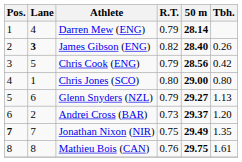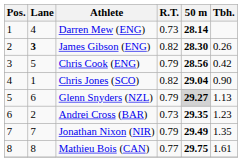(169, 30) 0.79 -> (169, 30) 0.73
(196, 47) 28.40 -> (196, 47) 28.30
(169, 81) 0.80 -> (169, 81) 0.82
(196, 81) 29.00 -> (196, 81) 29.04
(222, 81) 0.80 -> (222, 81) 0.90
(196, 98) no background -> (196, 98) lightgrey background
(196, 115) 29.37 -> (196, 115) 29.35
(222, 115) 1.20 -> (222, 115) 1.23
(9, 132) bold -> (9, 132) normal
(169, 132) 0.75 -> (169, 132) 0.79
(169, 149) 0.76 -> (169, 149) 0.77
